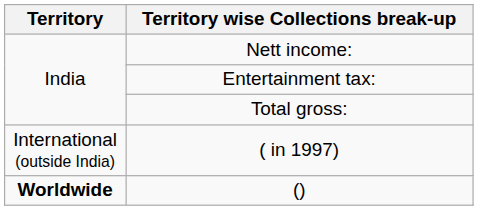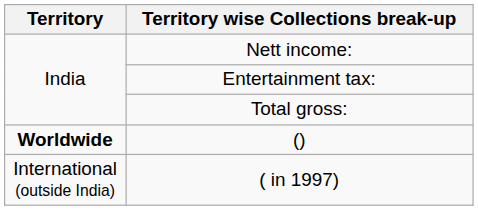rows swapped: (299, 149) <-> (299, 190)
